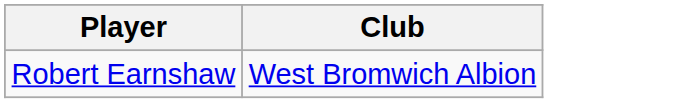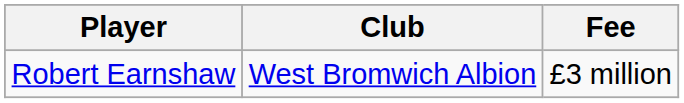+ column: (611, 27)
